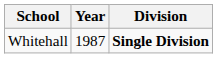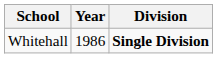(90, 40) 1987 -> (90, 40) 1986
